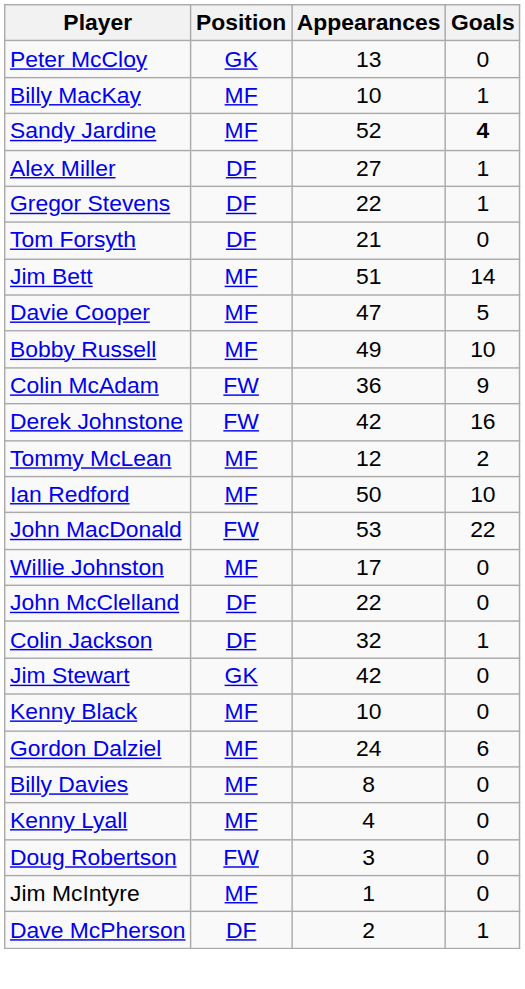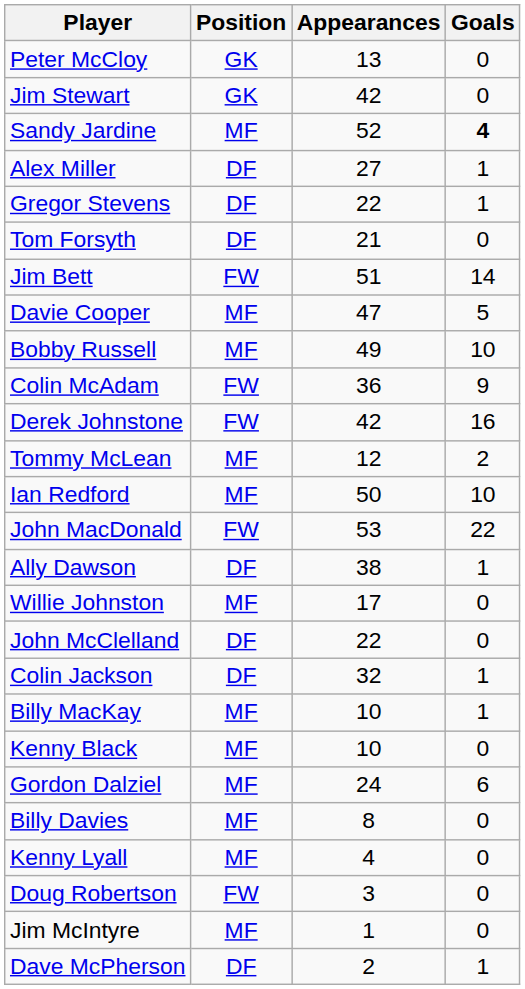rows swapped: (70, 675) <-> (75, 95)
(241, 276) MF -> (241, 276) FW
+ row: (73, 566)
